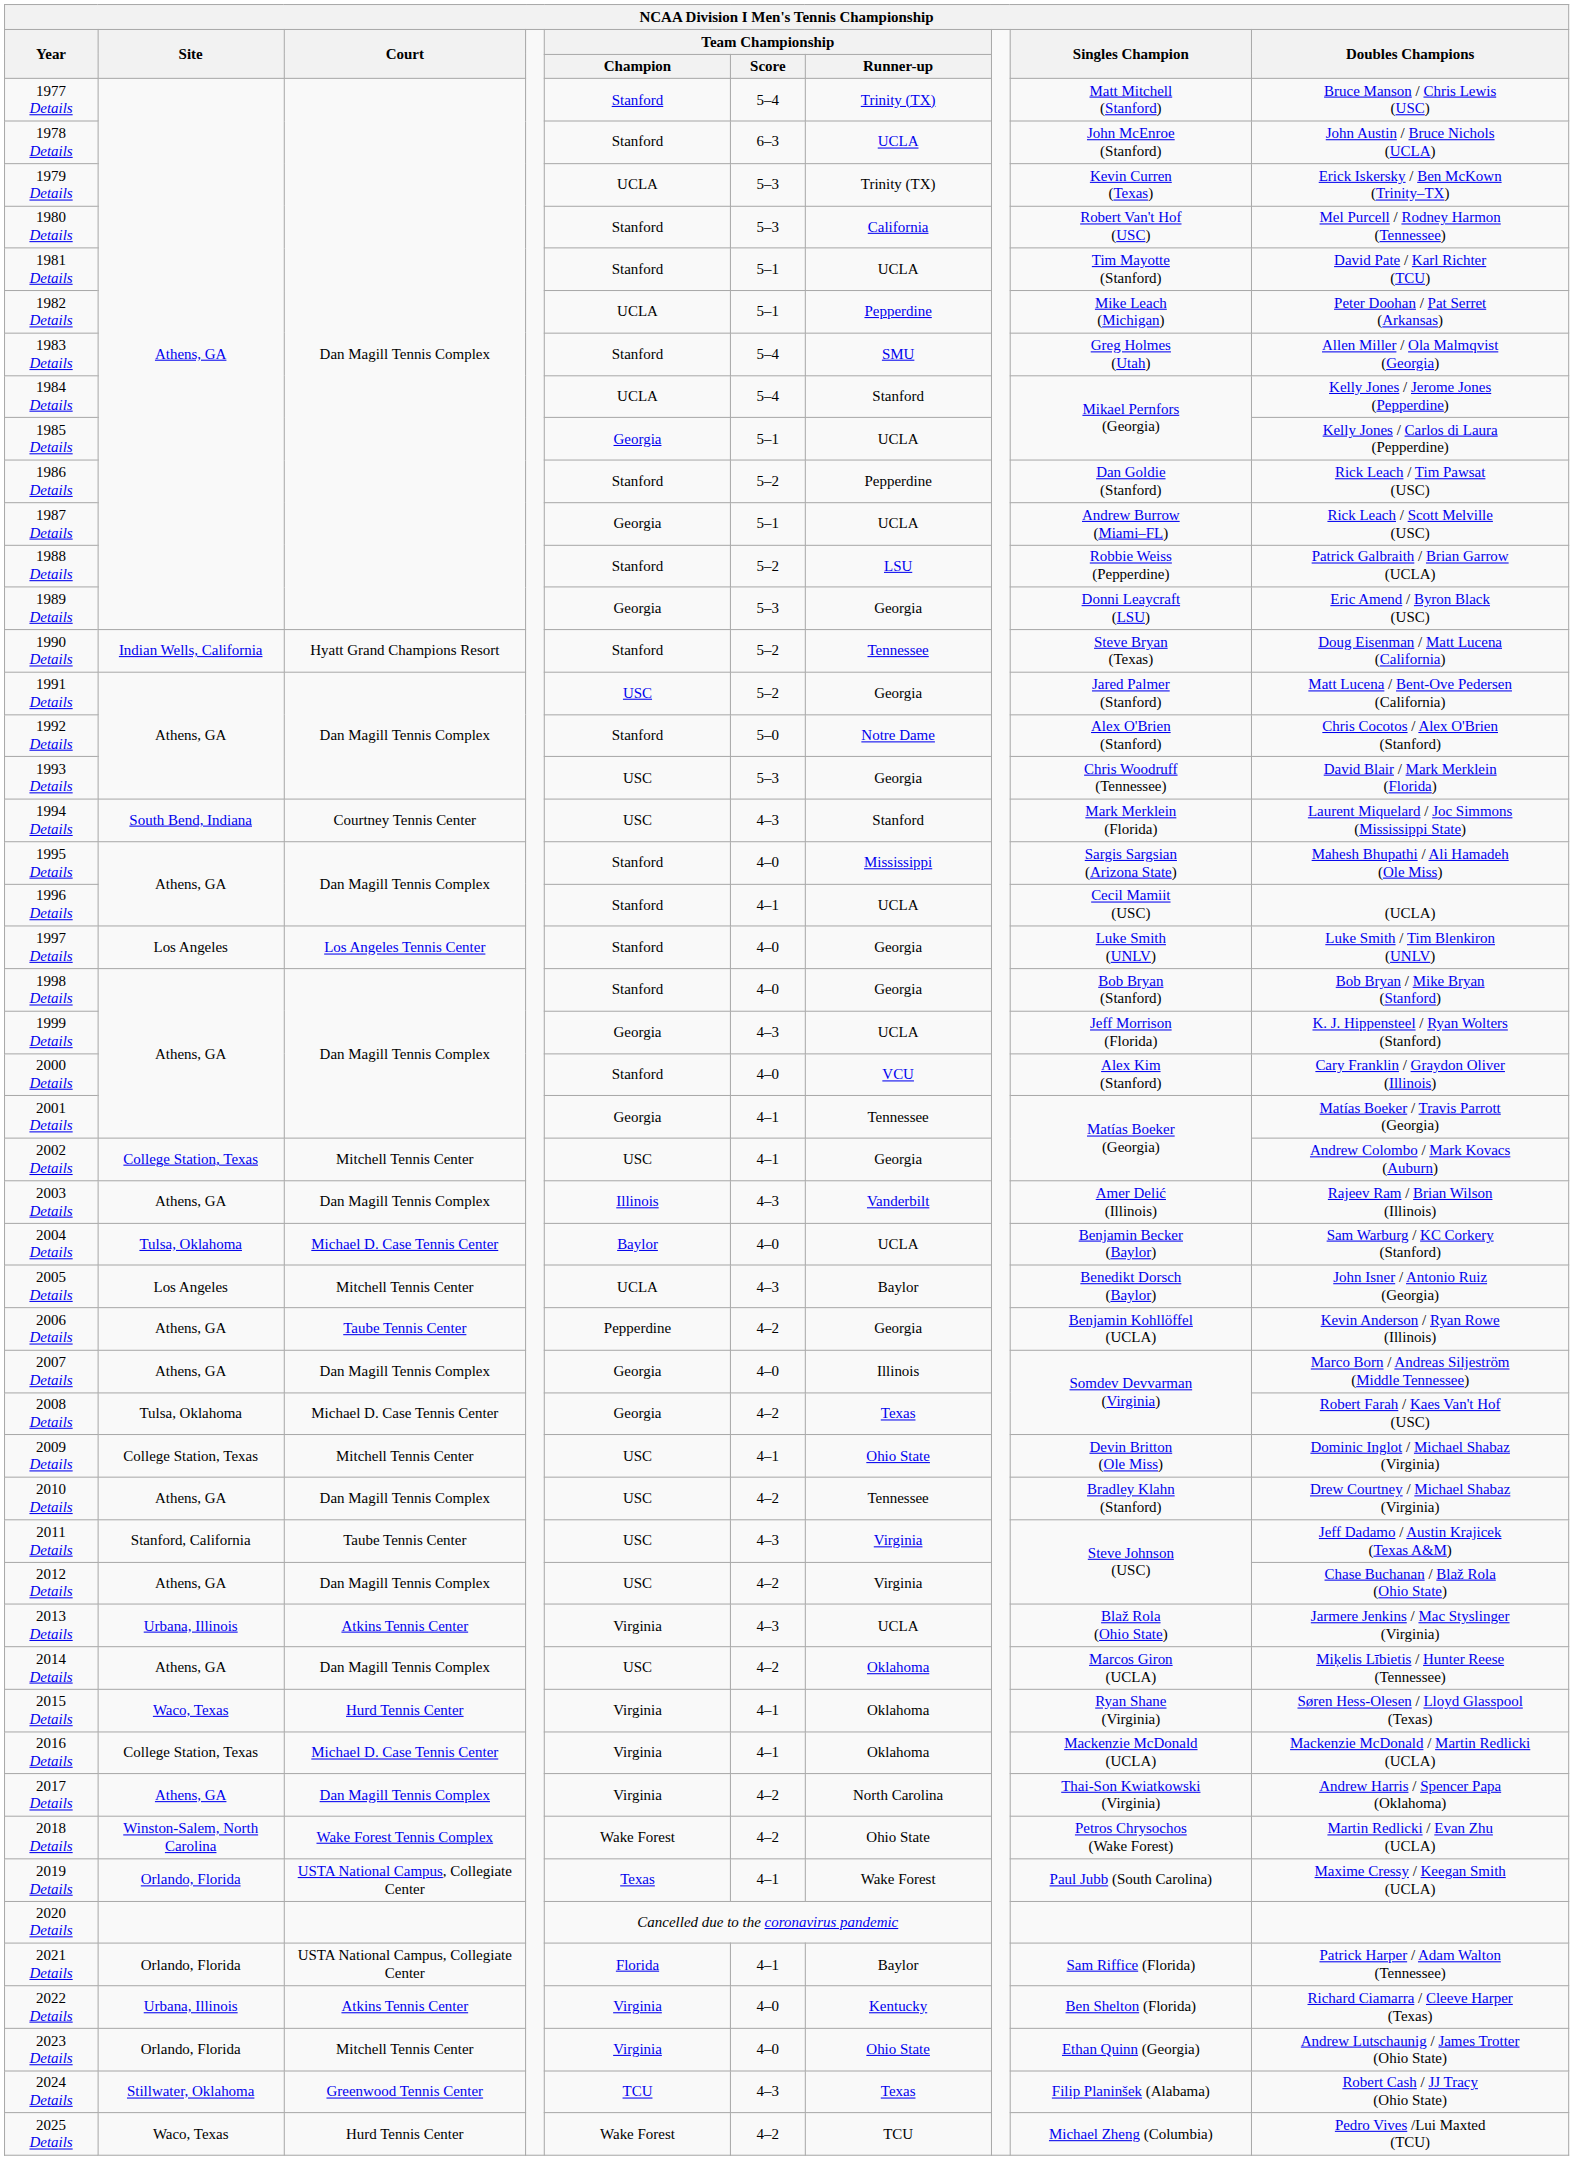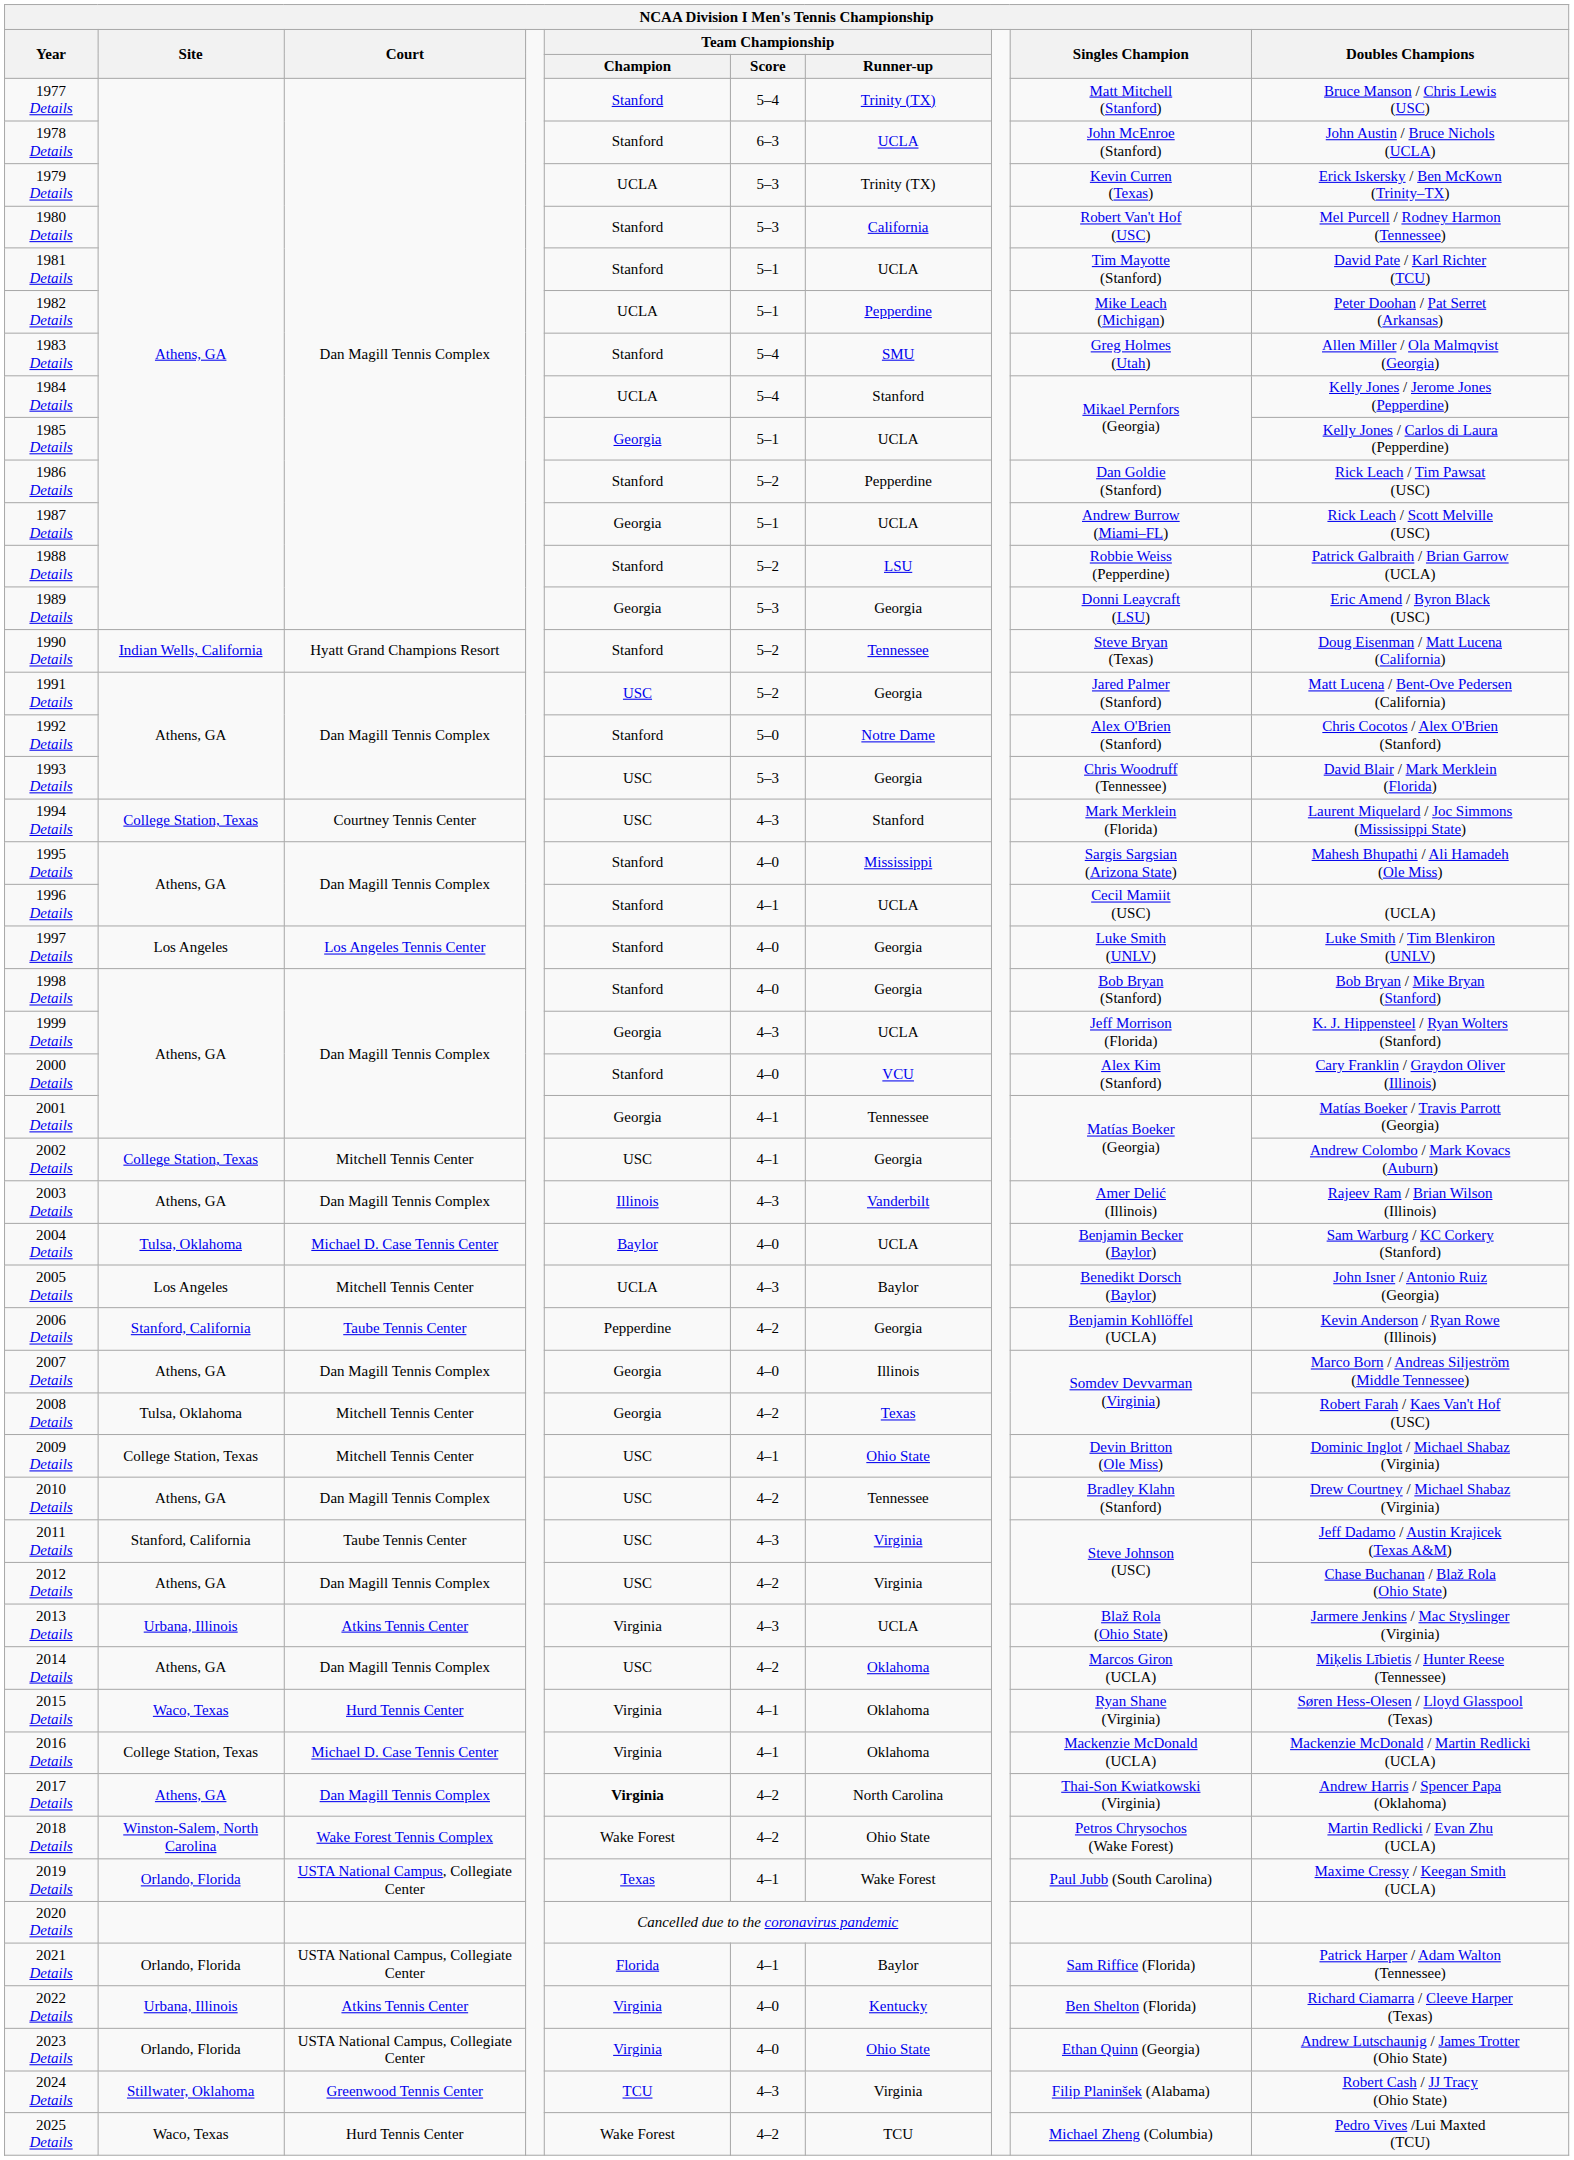(191, 820) South Bend, Indiana -> (191, 820) College Station, Texas
(191, 1329) Athens, GA -> (191, 1329) Stanford, California
(405, 1413) Michael D. Case Tennis Center -> (405, 1413) Mitchell Tennis Center
(637, 1795) normal -> (637, 1795) bold
(405, 2049) Mitchell Tennis Center -> (405, 2049) USTA National Campus, Collegiate Center
(898, 2092) Texas -> (898, 2092) Virginia
